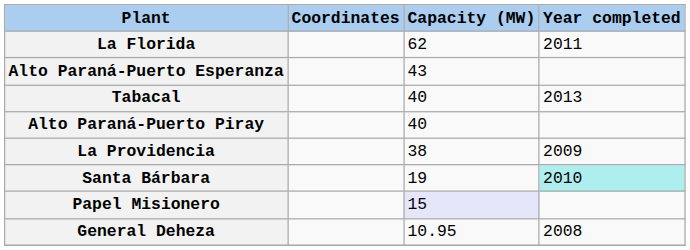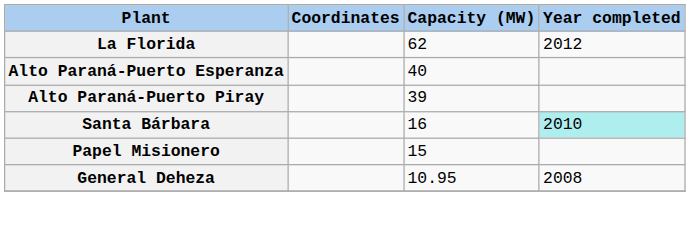(563, 45) 2011 -> (563, 45) 2012
(417, 71) 43 -> (417, 71) 40
- row: (146, 98)
(417, 125) 40 -> (417, 98) 39
- row: (146, 151)
(417, 178) 19 -> (417, 125) 16
(417, 205) lavender background -> (417, 151) no background
